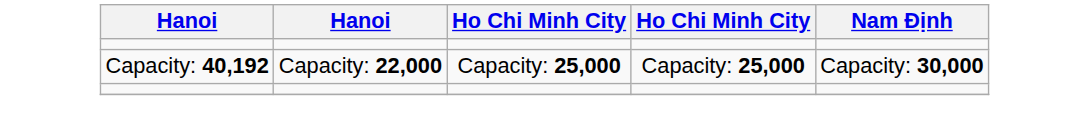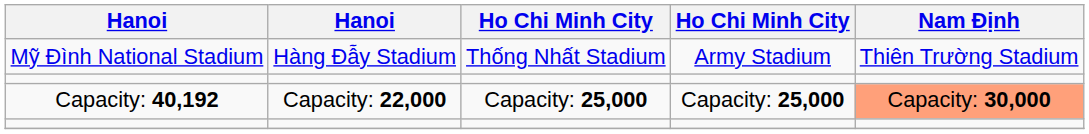+ row: (137, 56)
(902, 66) no background -> (969, 100) lightsalmon background
